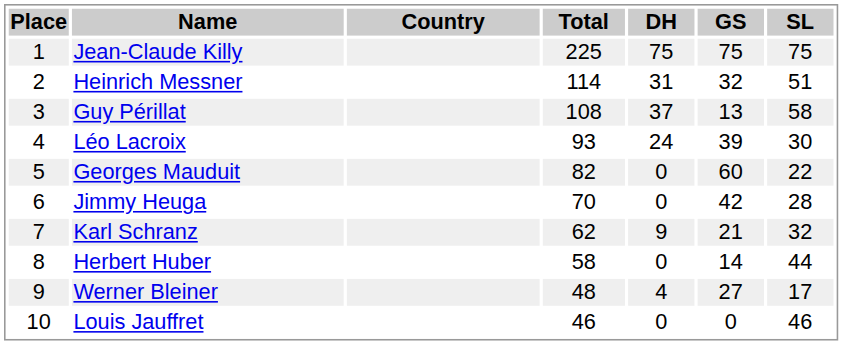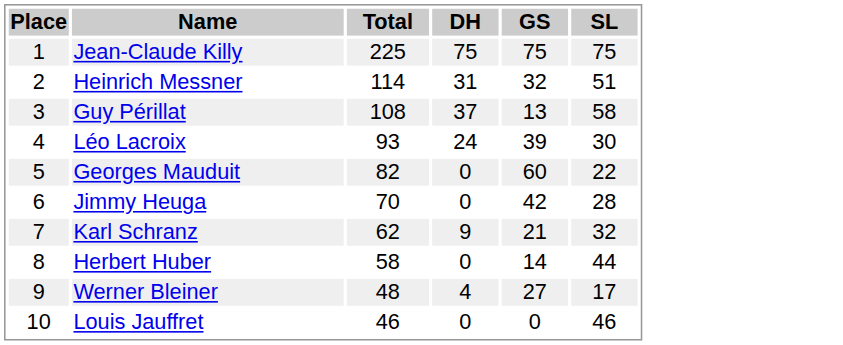- column: (443, 22)
